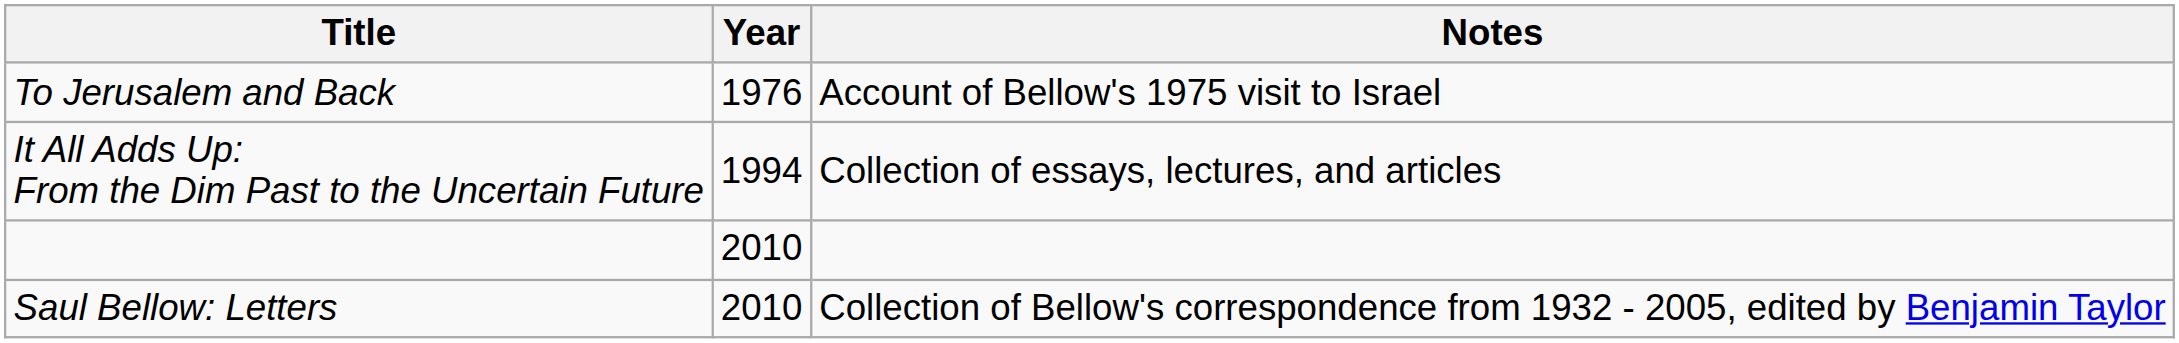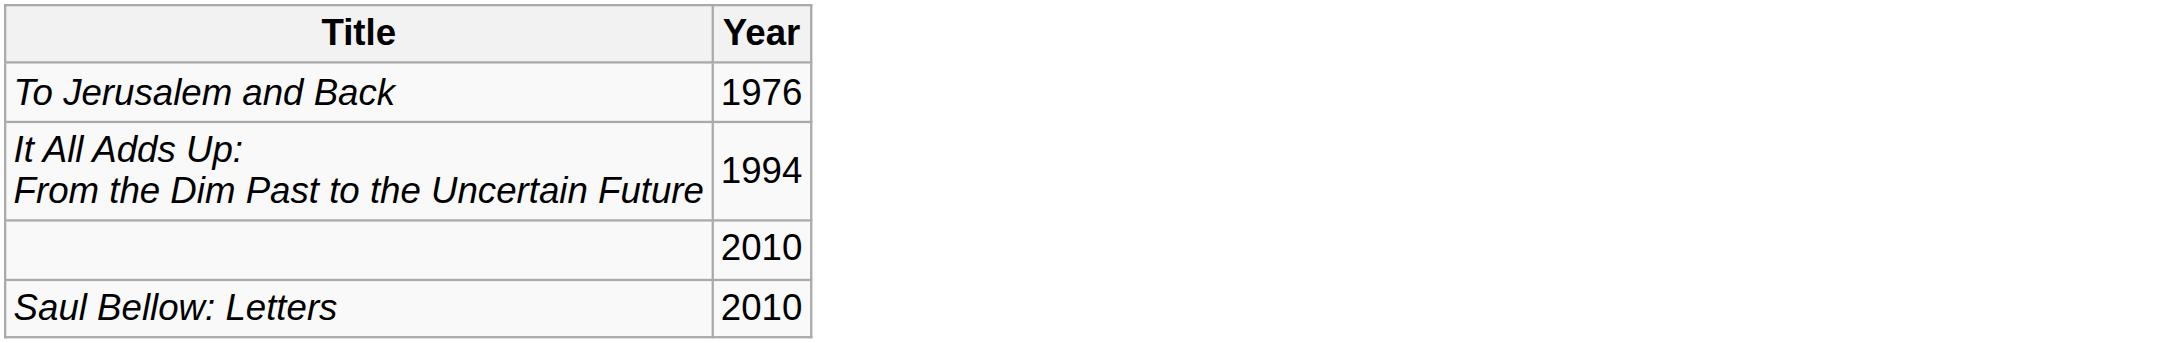- column: (1492, 33)
